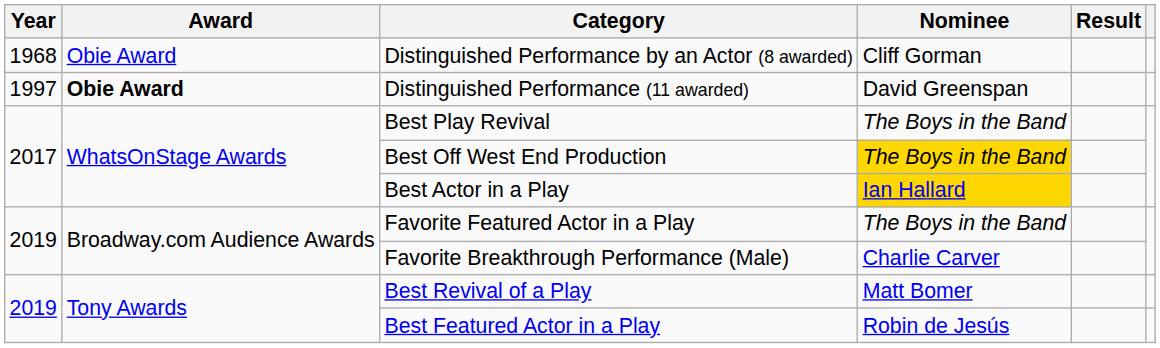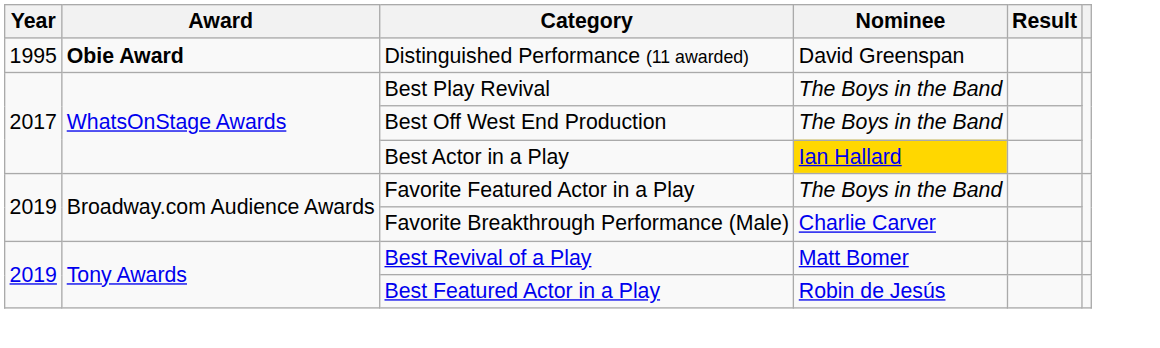- row: (619, 55)
(33, 88) 1997 -> (33, 55) 1995
(964, 156) gold background -> (901, 122) no background
